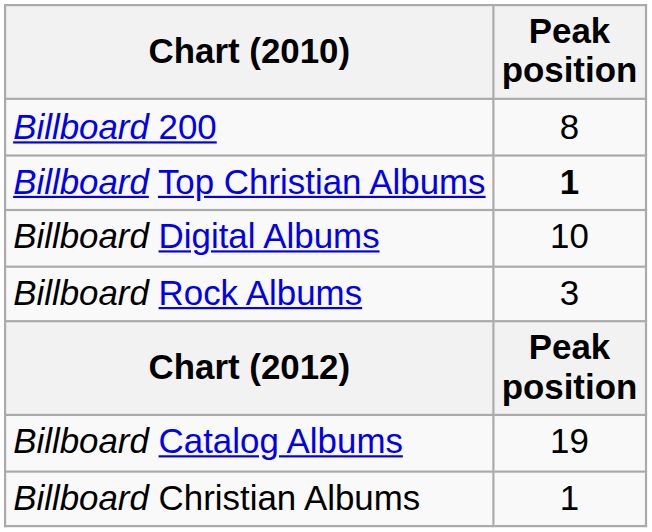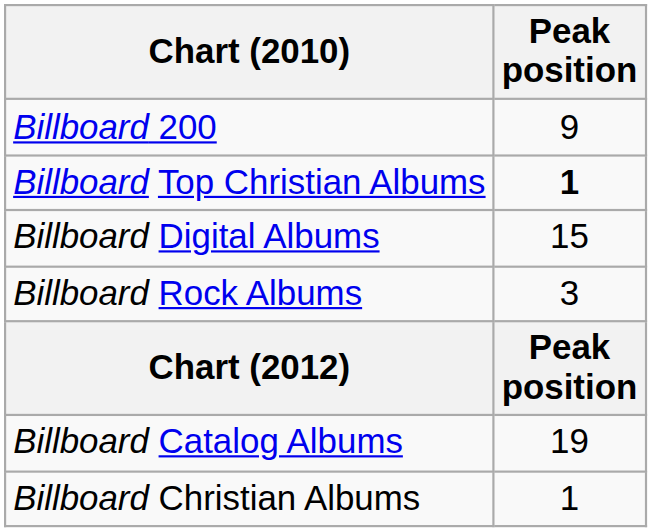(569, 126) 8 -> (569, 126) 9
(569, 237) 10 -> (569, 237) 15
